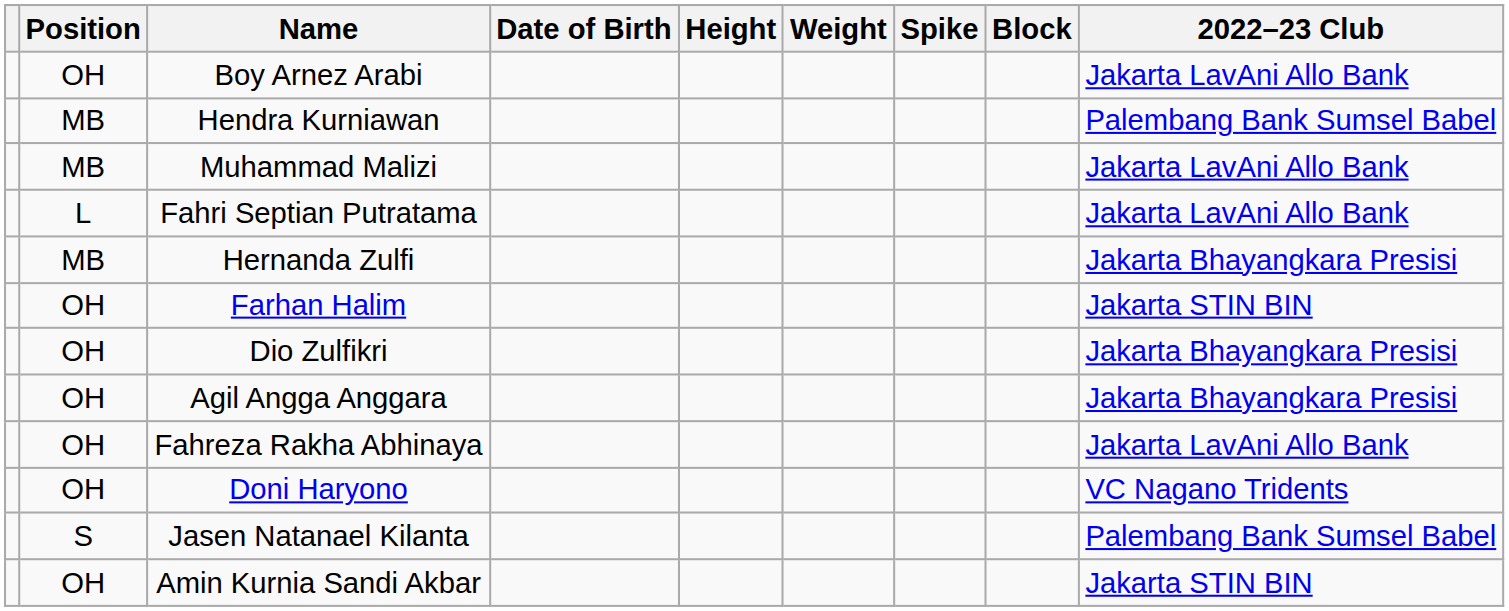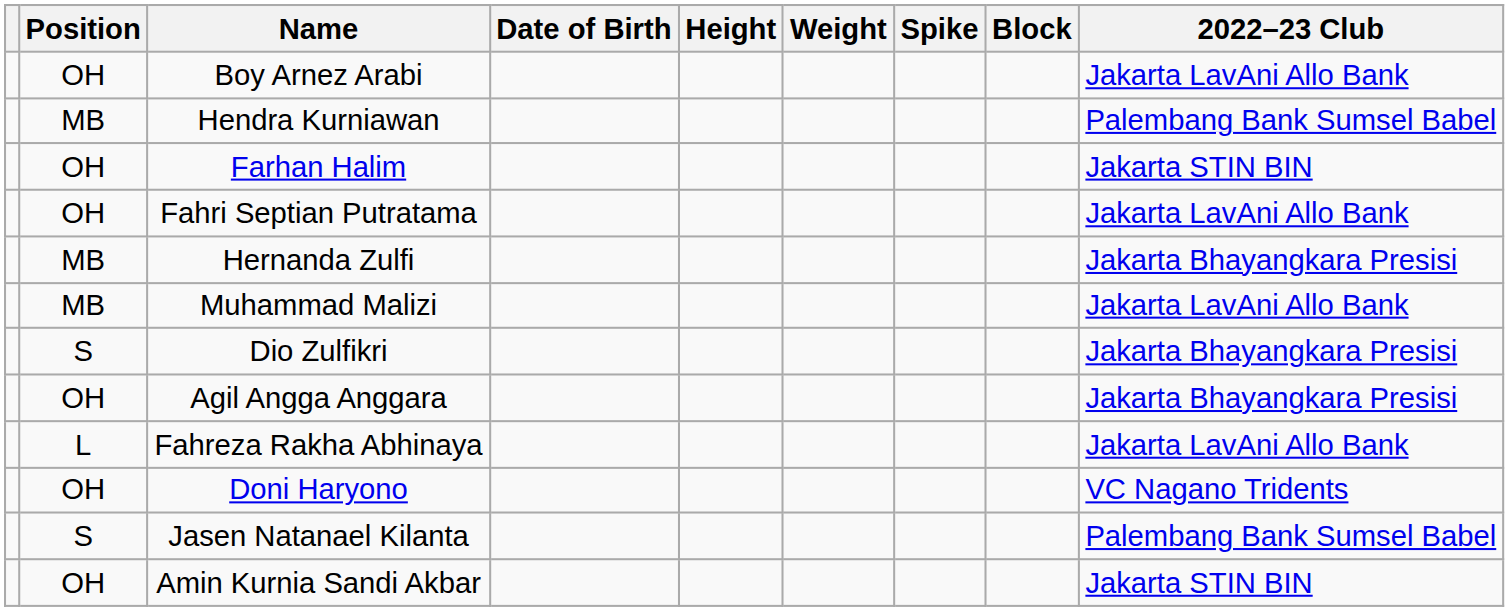rows swapped: (319, 167) <-> (319, 306)
(83, 213) L -> (83, 213) OH
(83, 352) OH -> (83, 352) S
(83, 444) OH -> (83, 444) L
